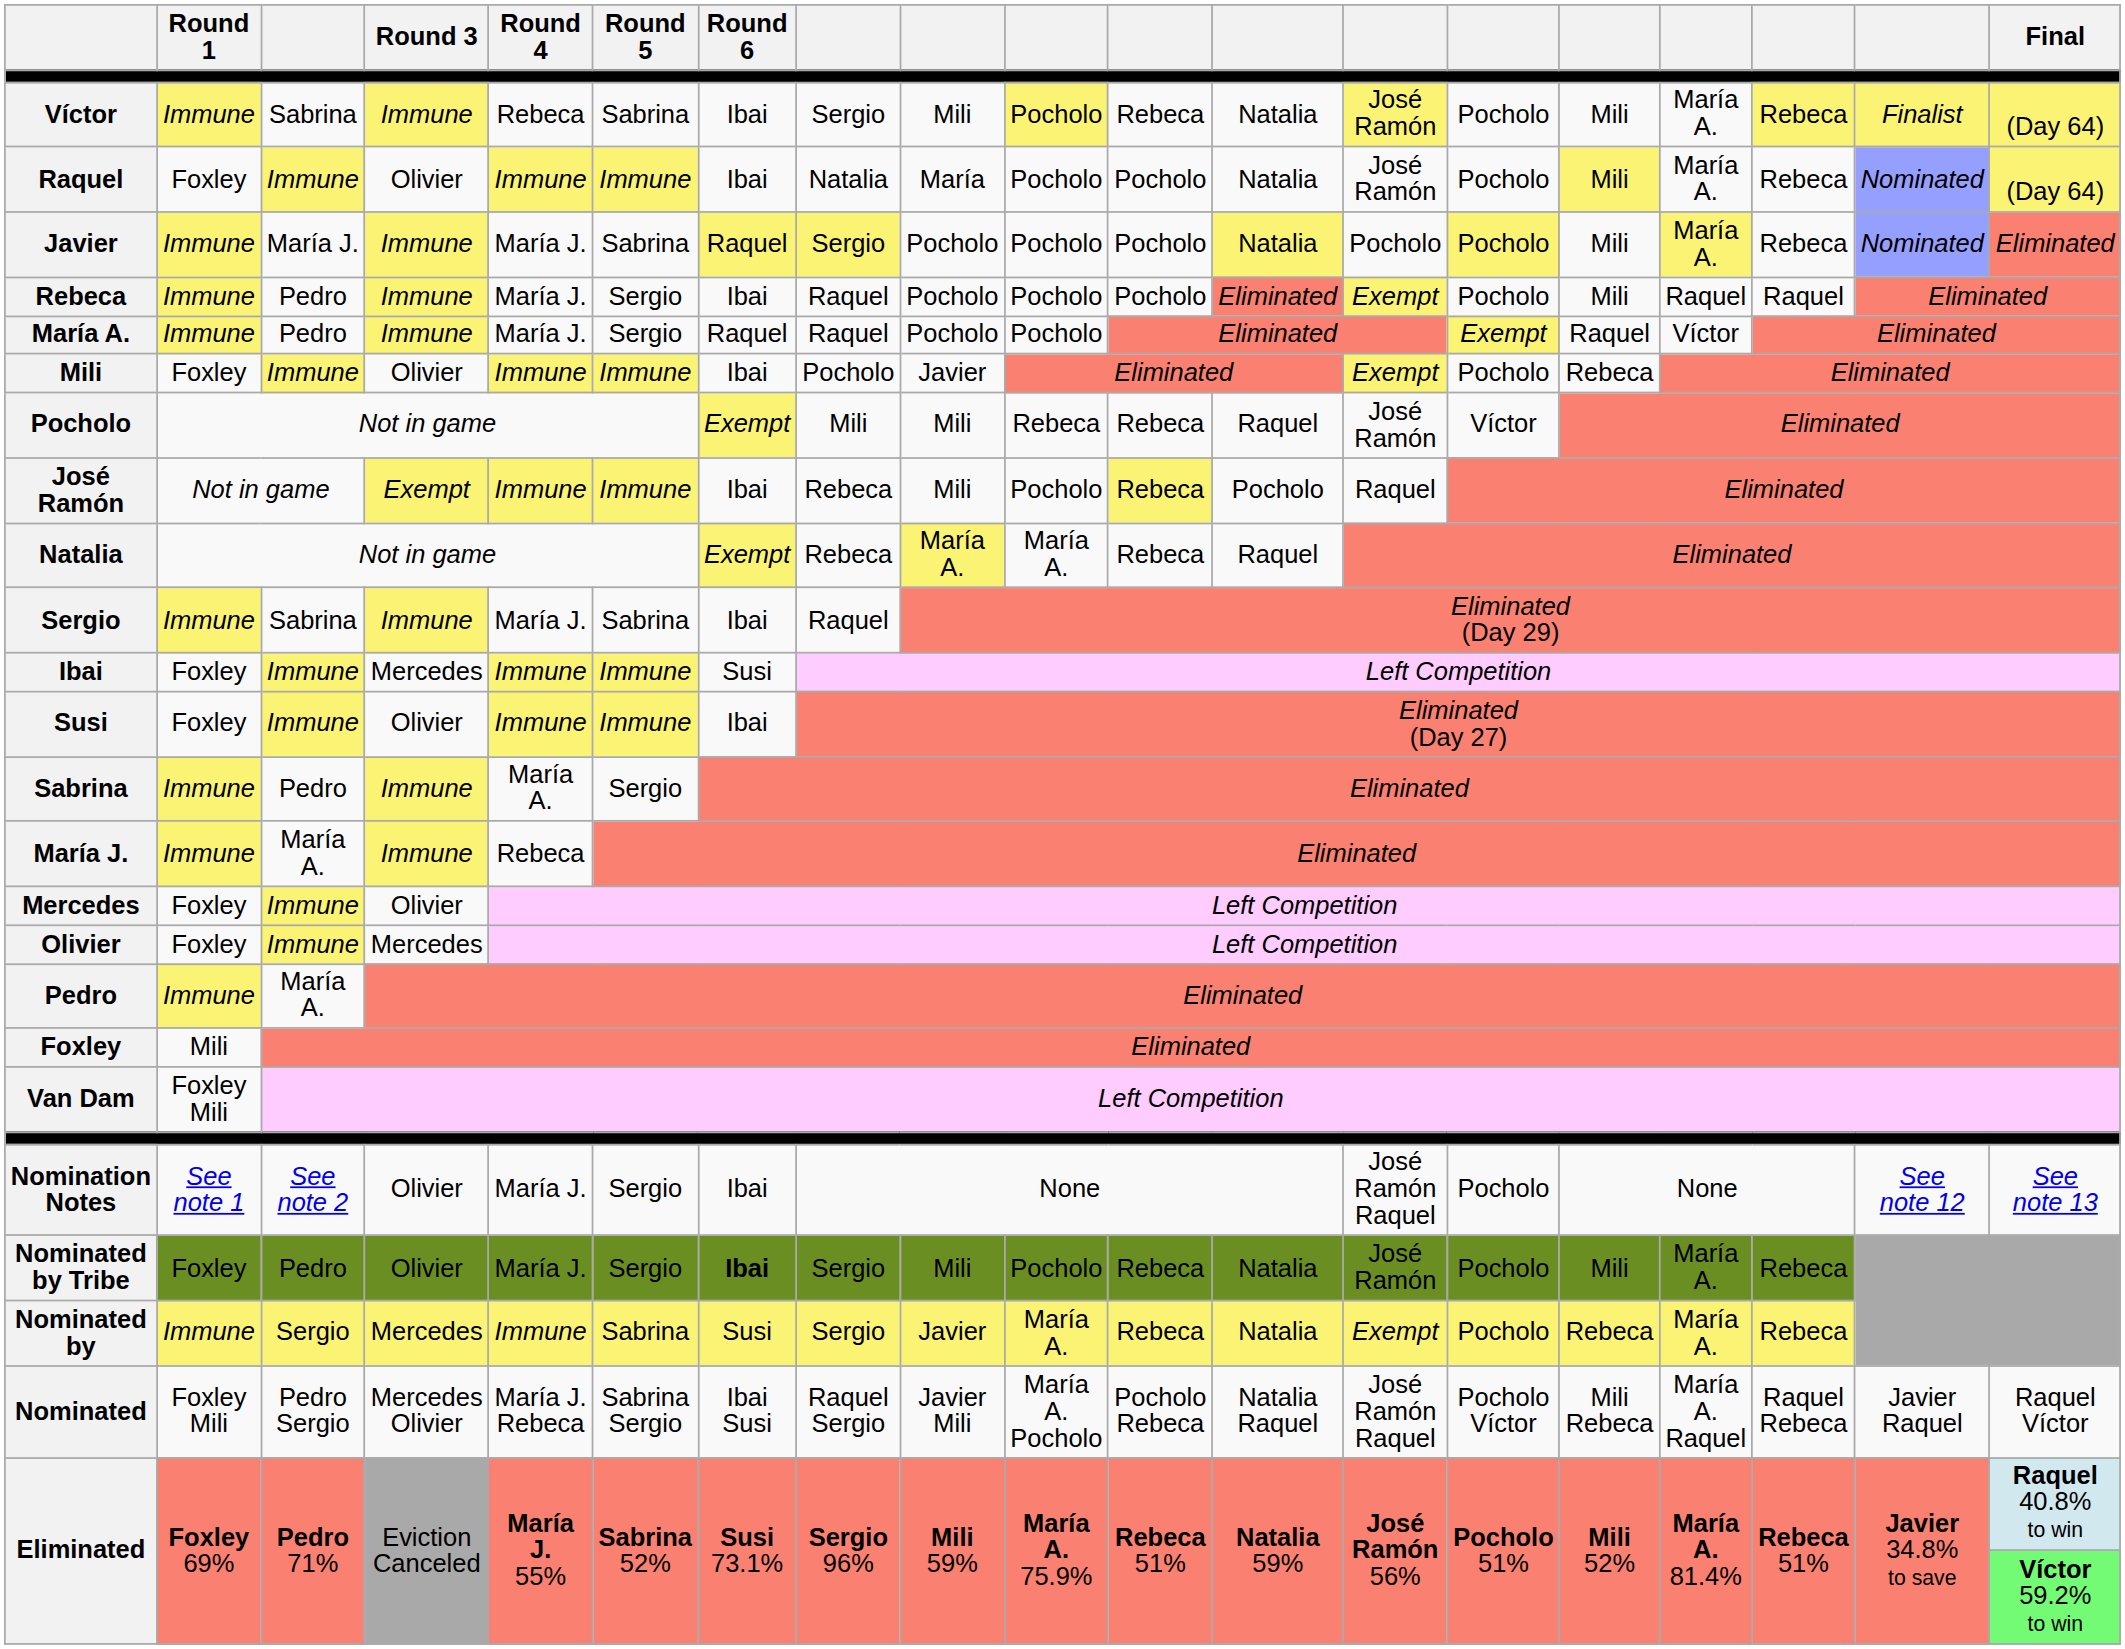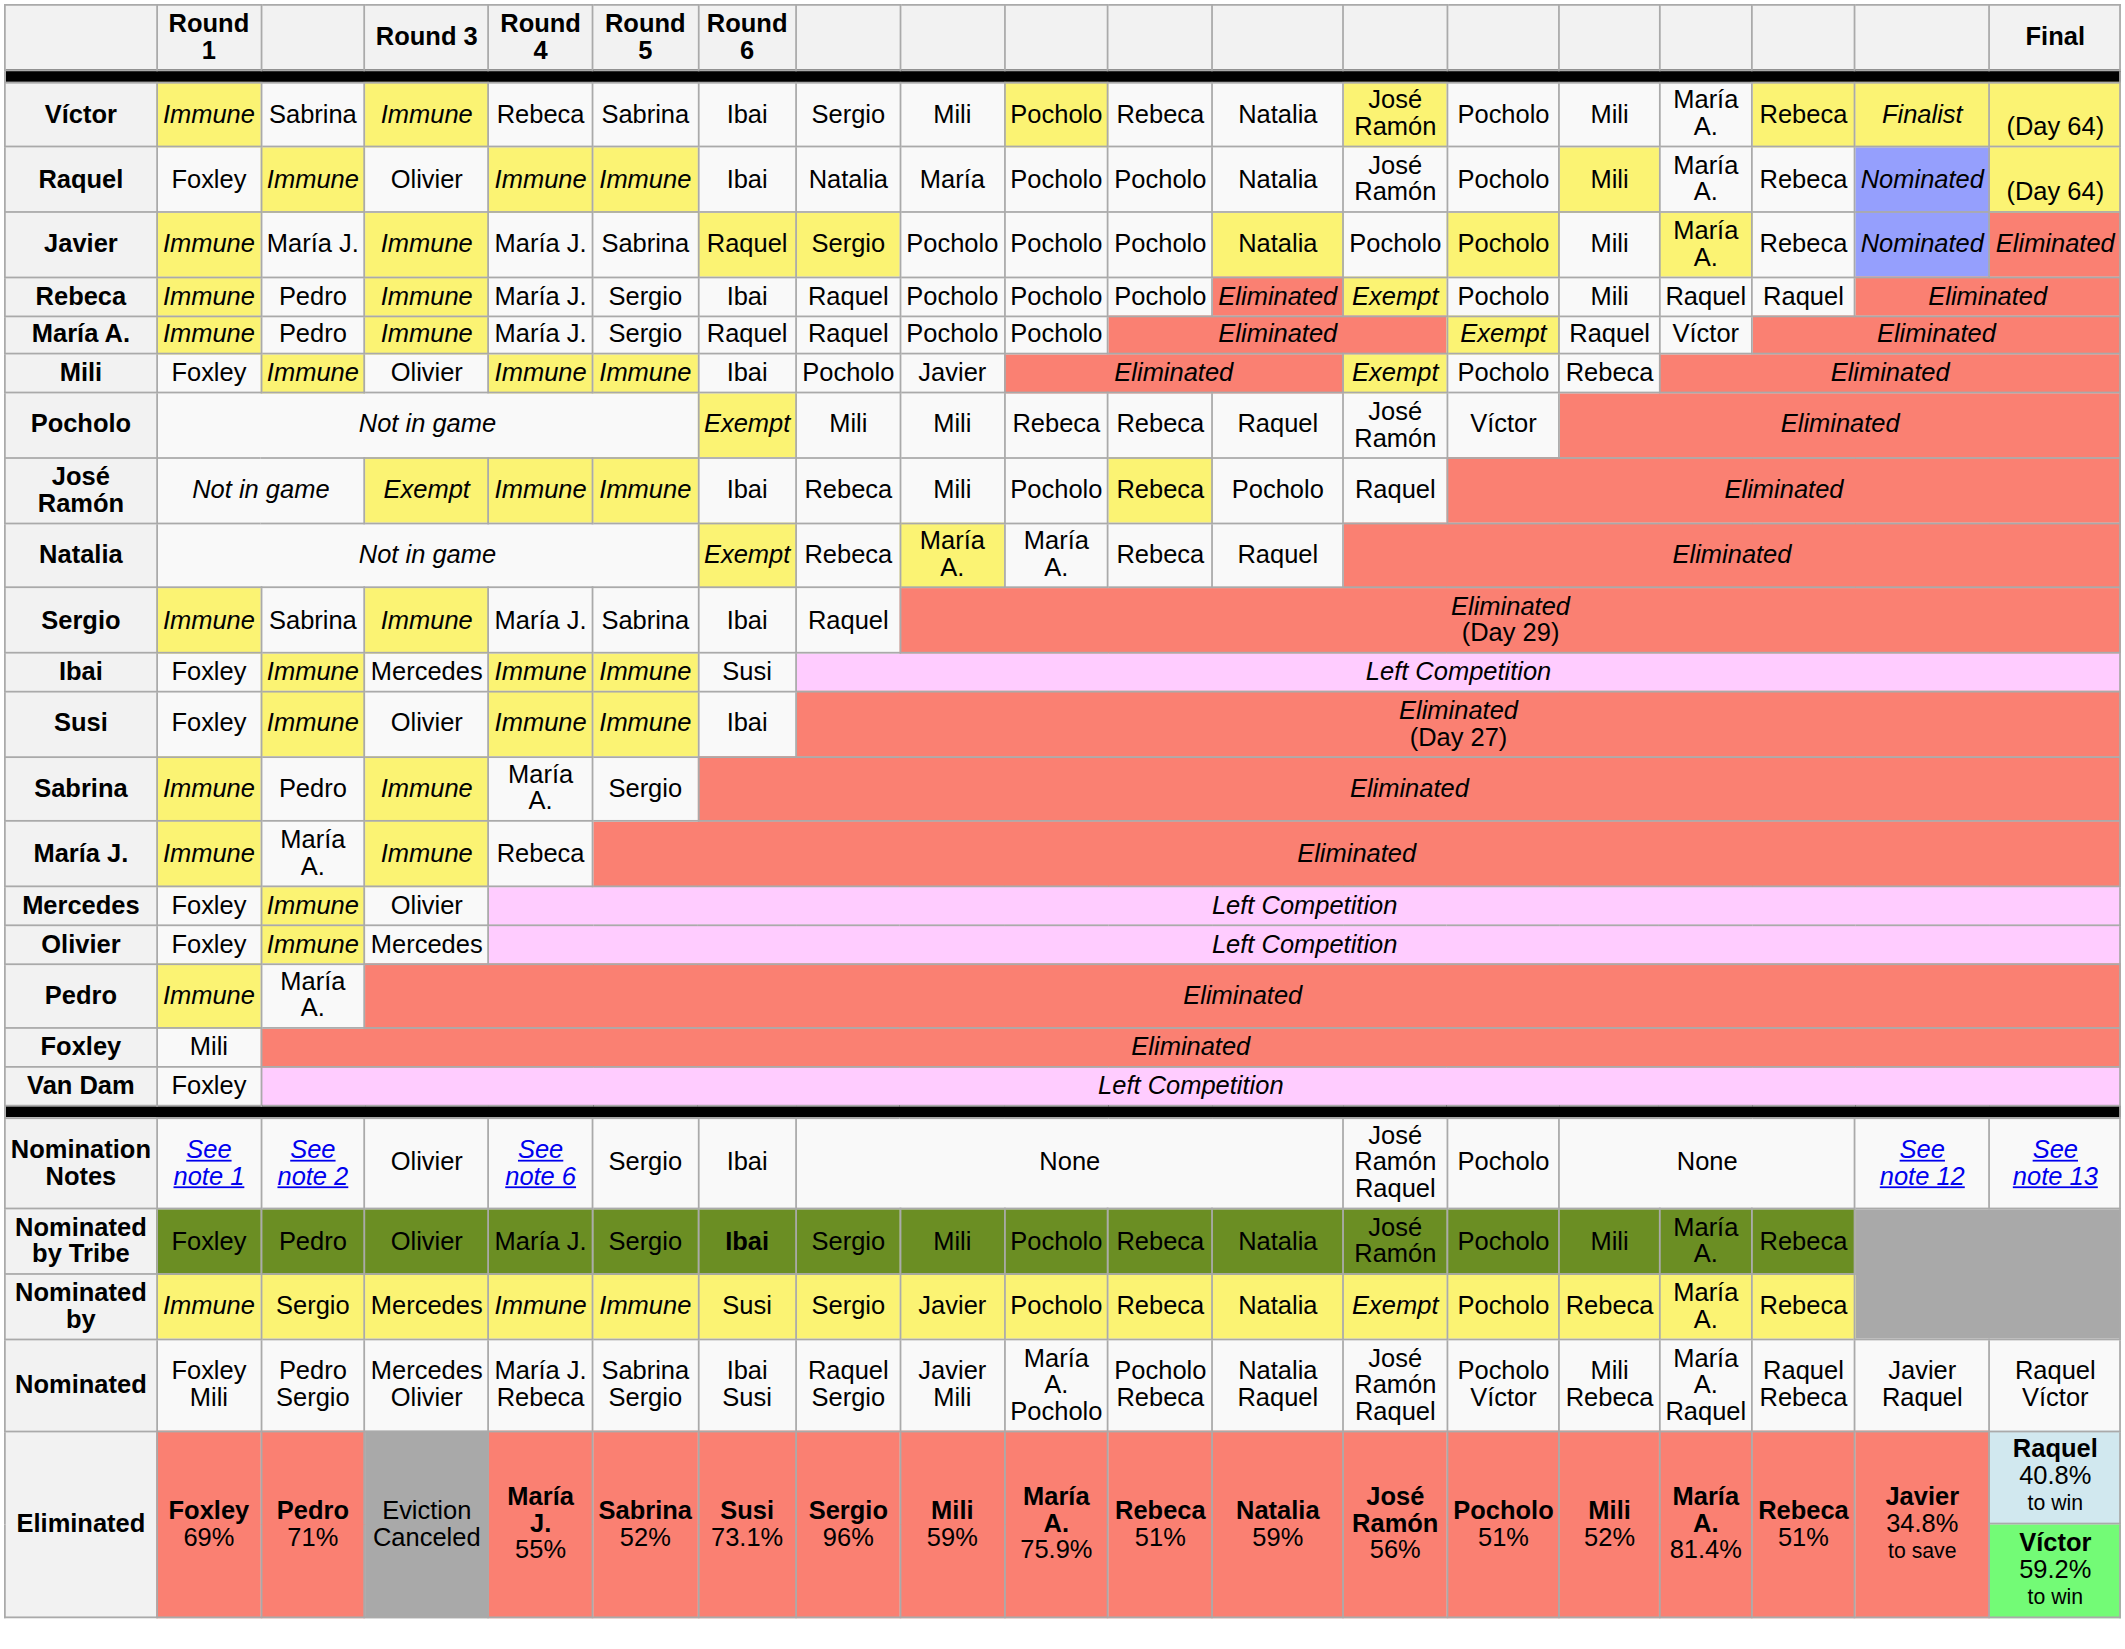(209, 1099) Foxley Mili -> (209, 1086) Foxley
(541, 1189) María J. -> (541, 1163) See note 6
(645, 1333) Sabrina -> (645, 1306) Immune
(1056, 1333) María A. -> (1056, 1306) Pocholo
